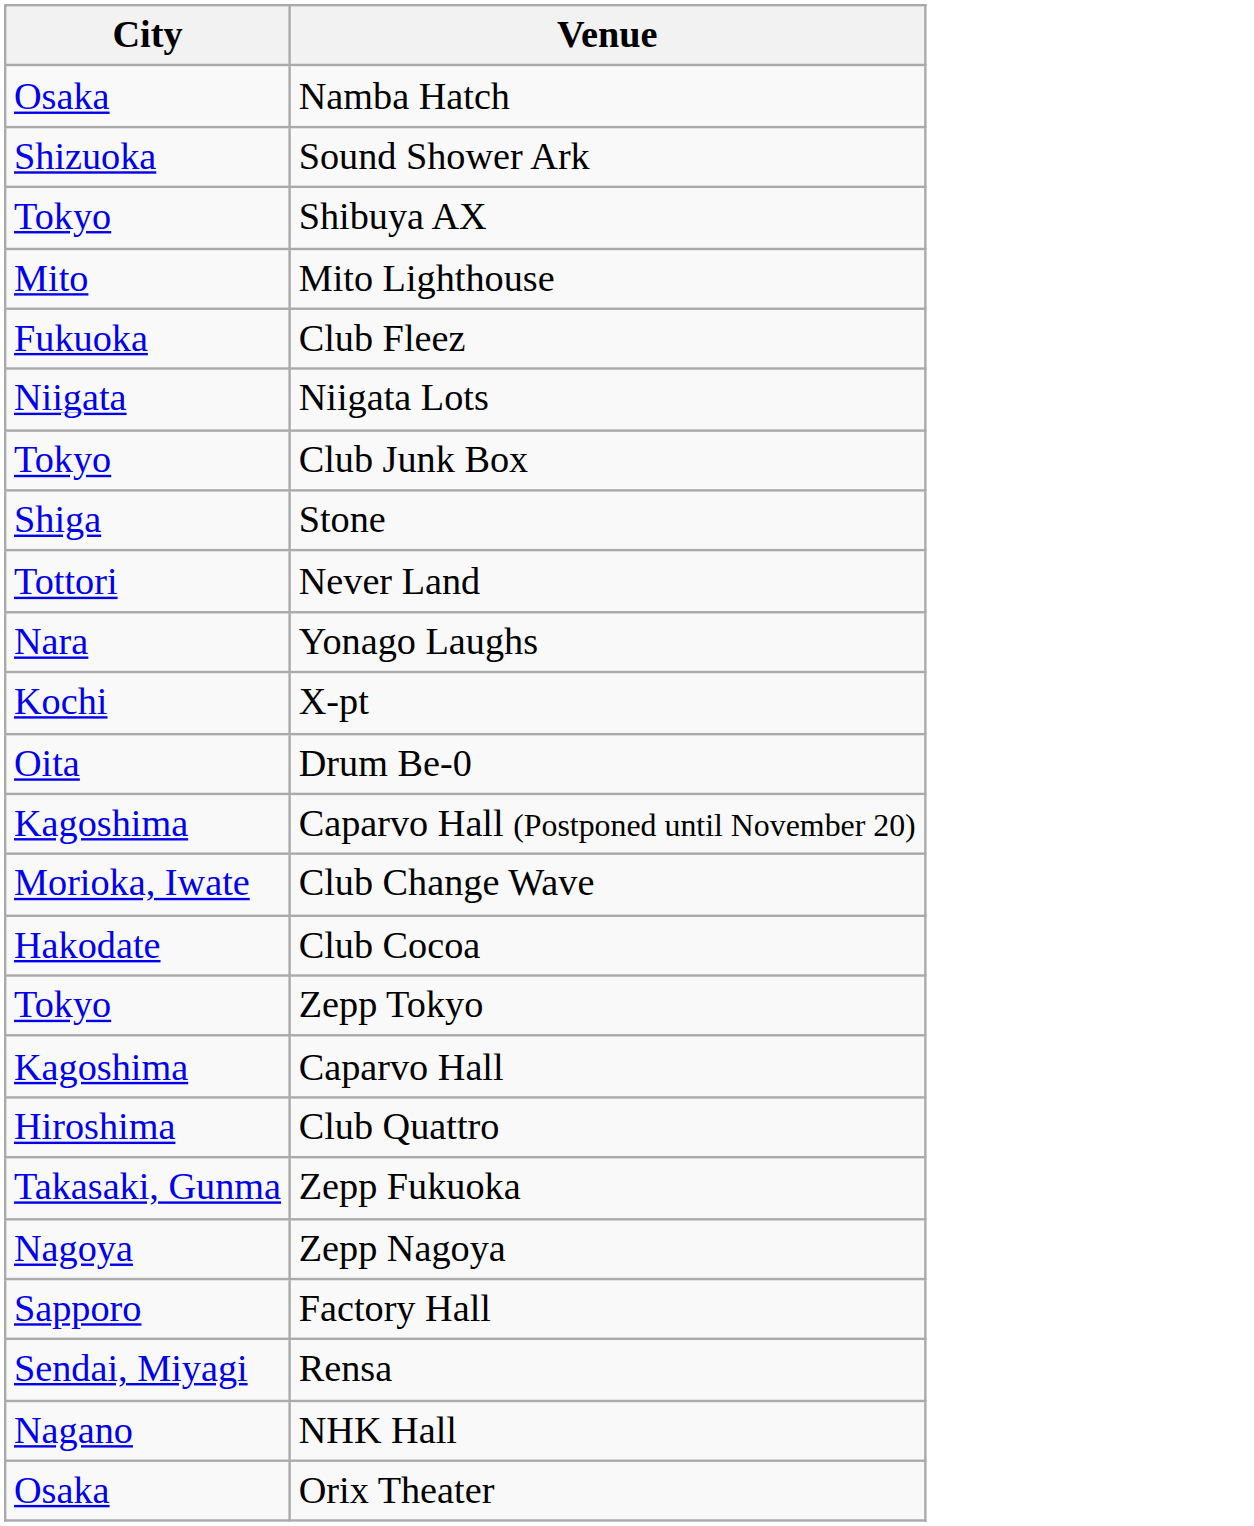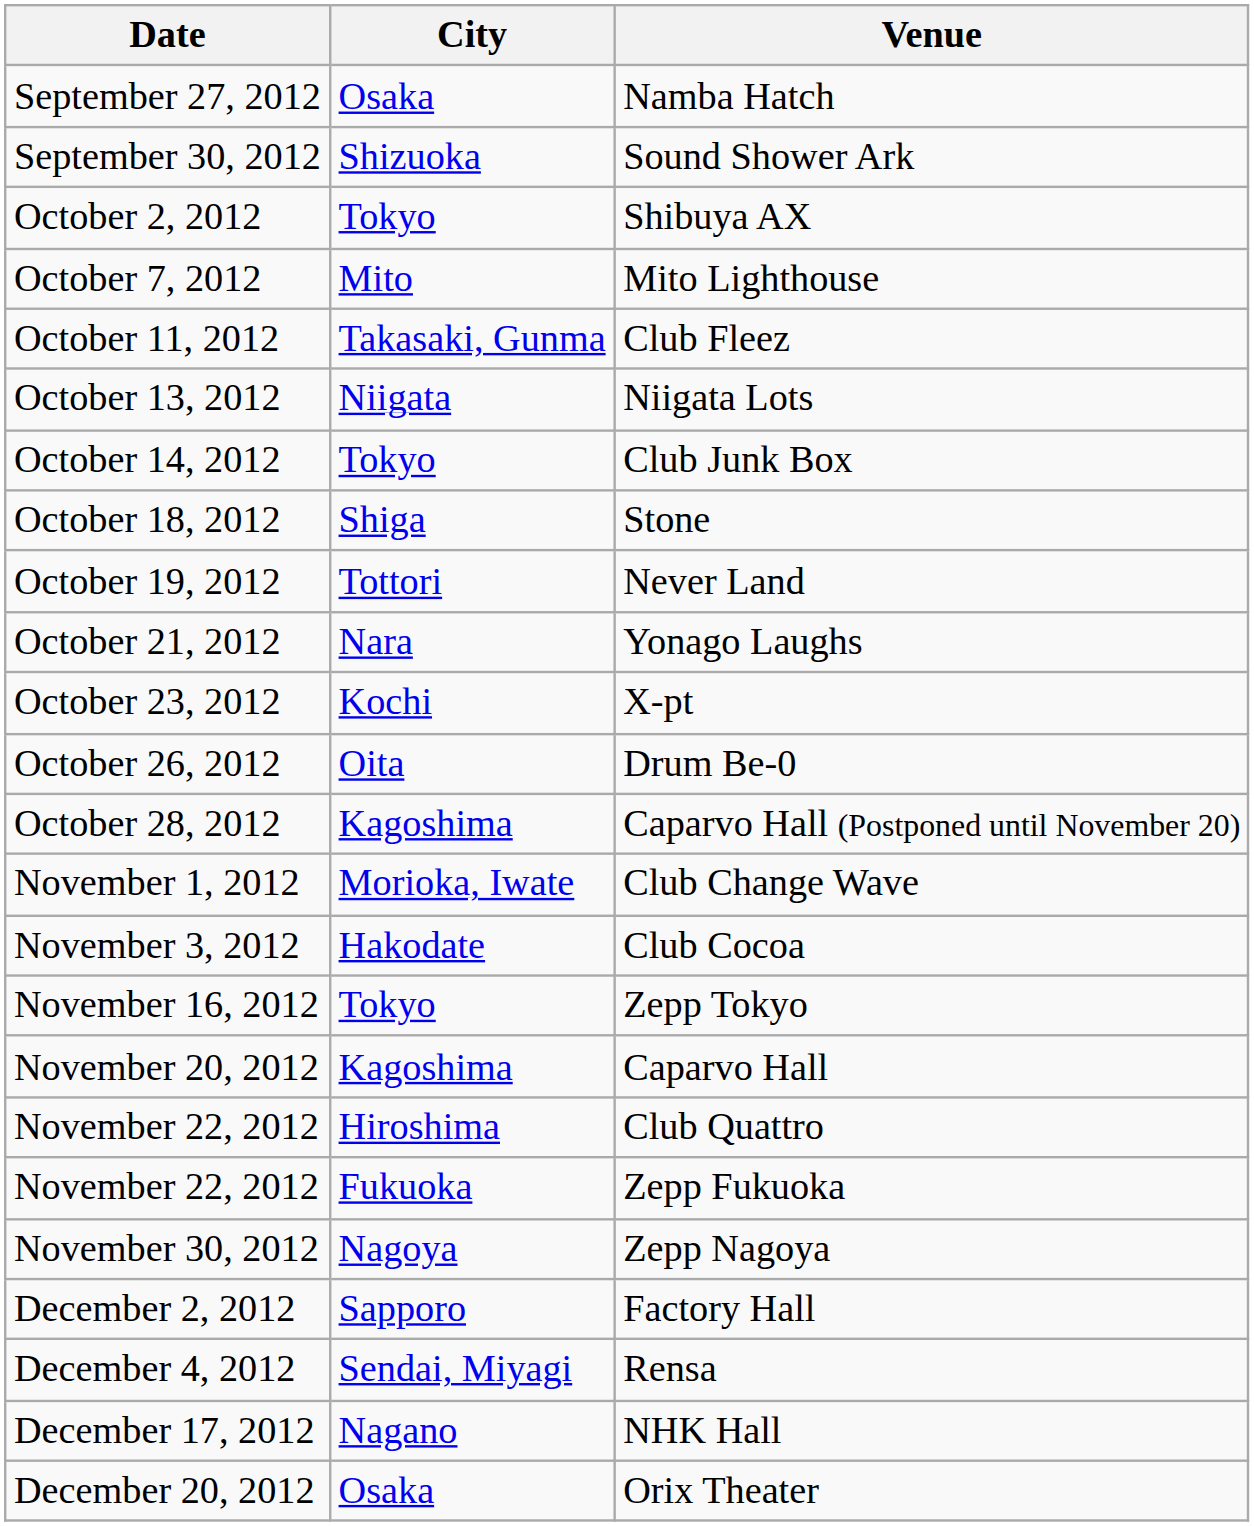+ column: (167, 34)
(81, 338) Fukuoka -> (472, 338) Takasaki, Gunma
(148, 1187) Takasaki, Gunma -> (405, 1187) Fukuoka
